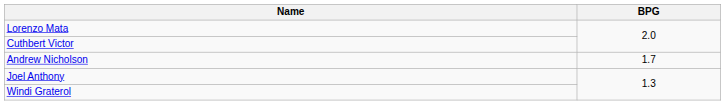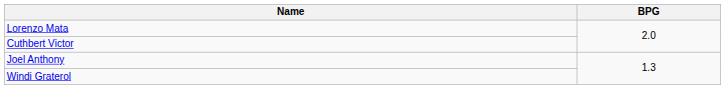- row: (47, 60)
